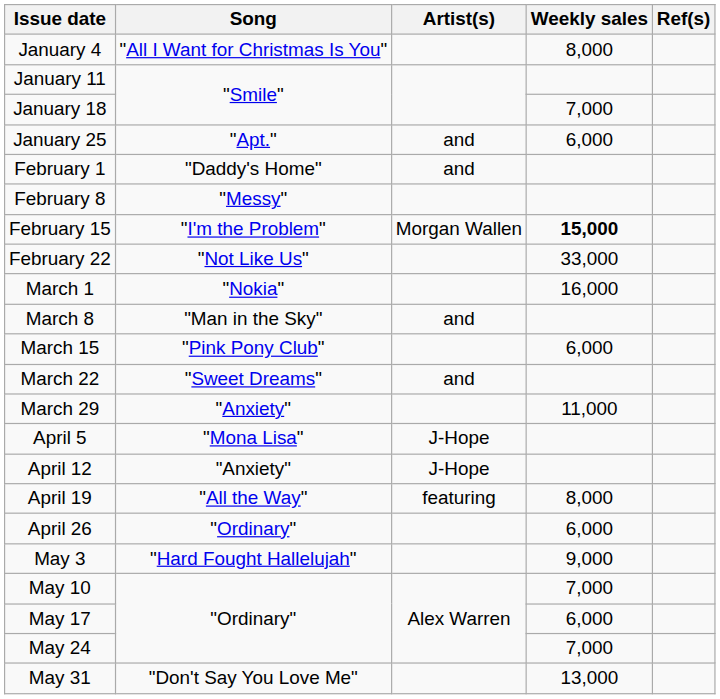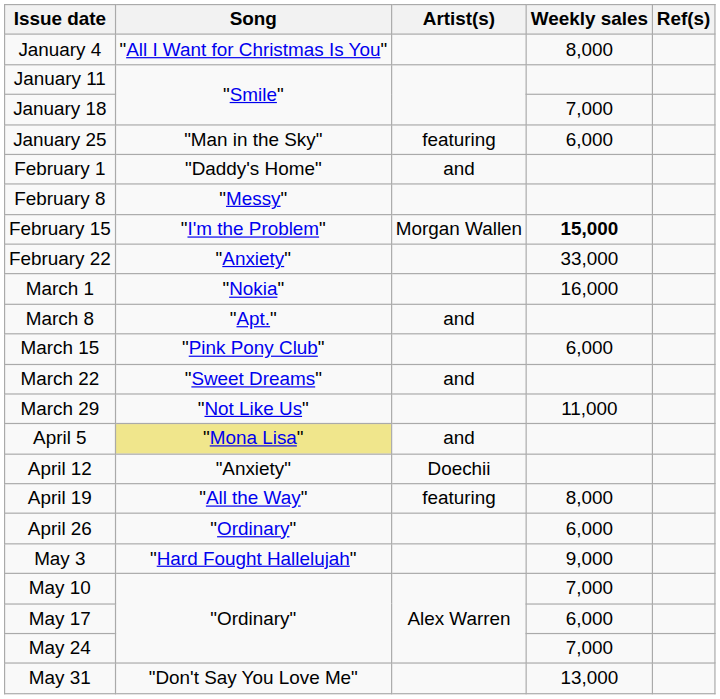(253, 139) "Apt." -> (253, 139) "Man in the Sky"
(459, 139) and -> (459, 139) featuring
(253, 259) "Not Like Us" -> (253, 259) "Anxiety"
(253, 318) "Man in the Sky" -> (253, 318) "Apt."
(253, 408) "Anxiety" -> (253, 408) "Not Like Us"
(253, 438) no background -> (253, 438) khaki background
(459, 438) J-Hope -> (459, 438) and
(459, 468) J-Hope -> (459, 468) Doechii
